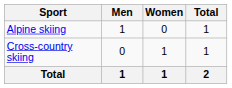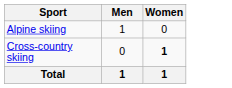- column: (206, 12)
(164, 52) normal -> (164, 52) bold
